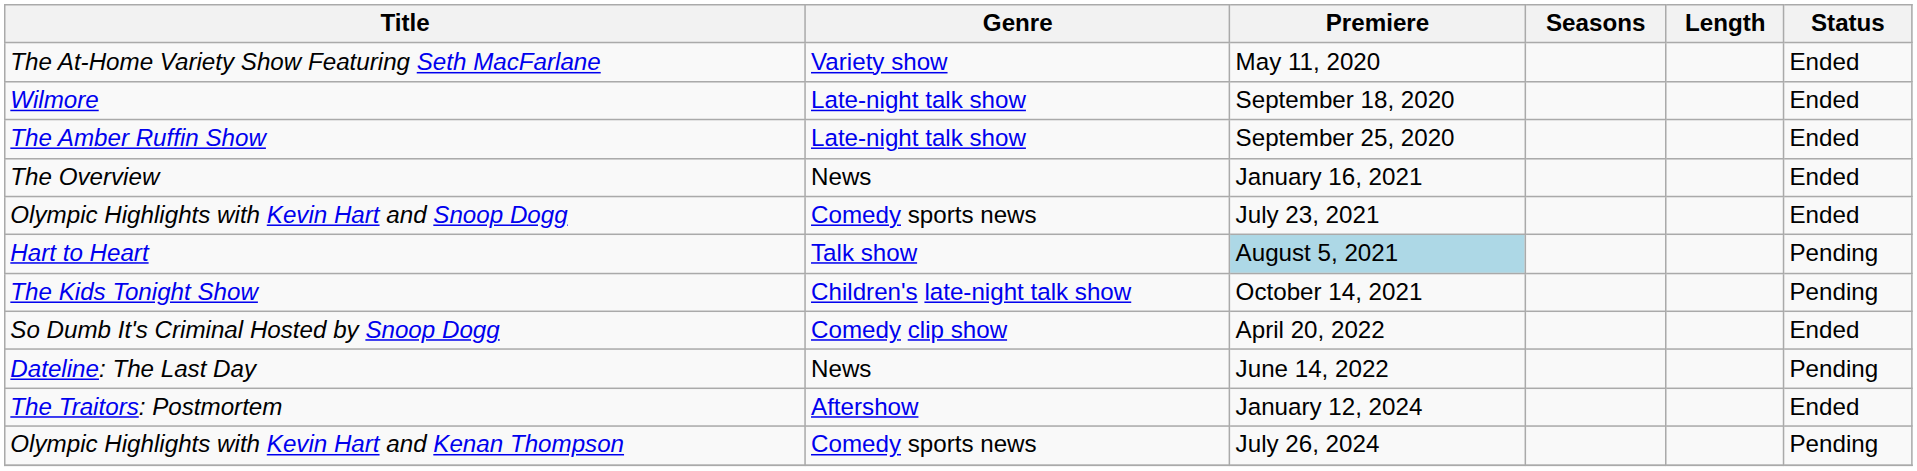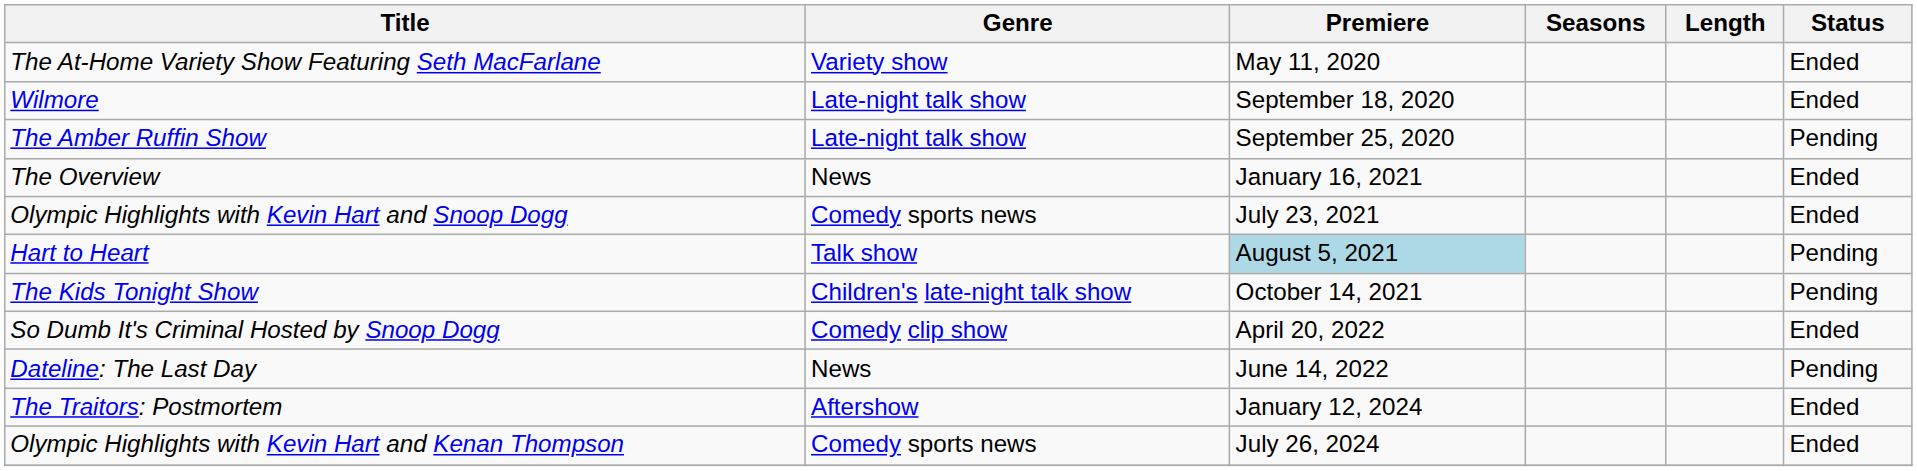(1824, 138) Ended -> (1834, 138) Pending
(1834, 445) Pending -> (1824, 445) Ended
